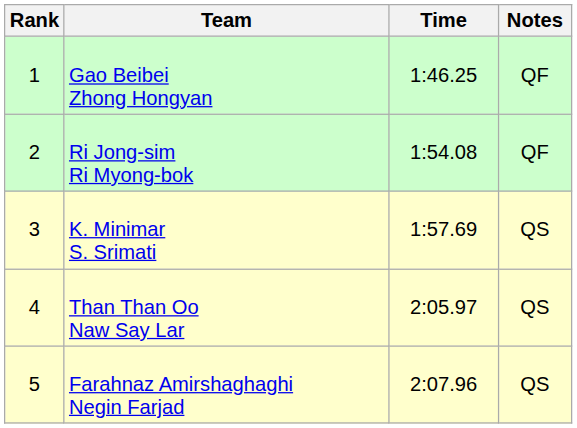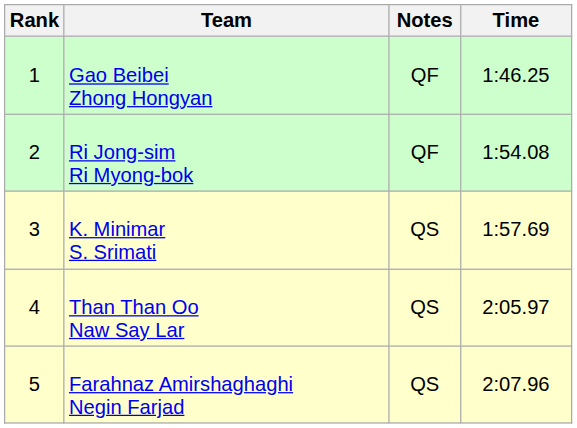columns swapped: (444, 20) <-> (535, 20)
